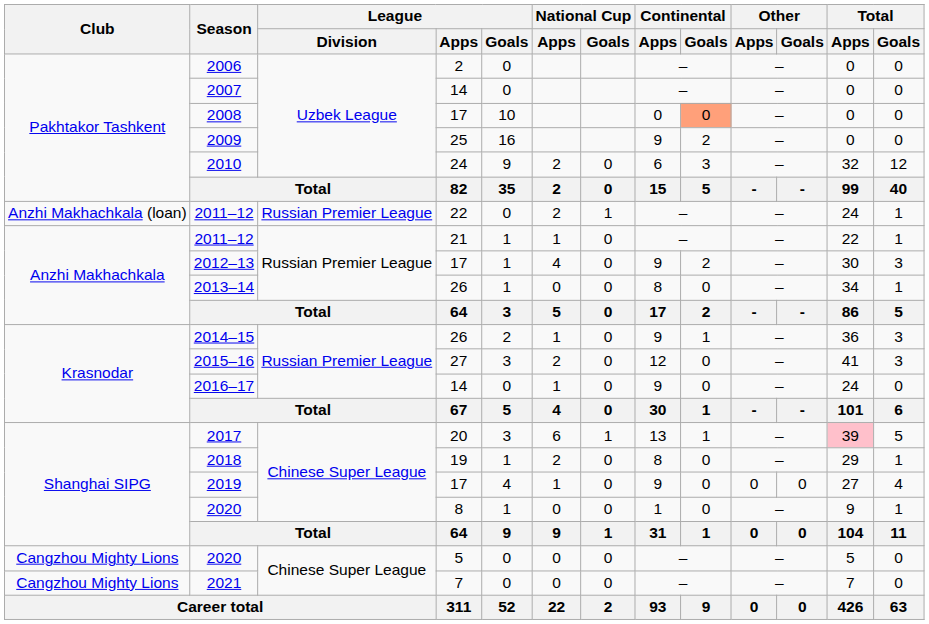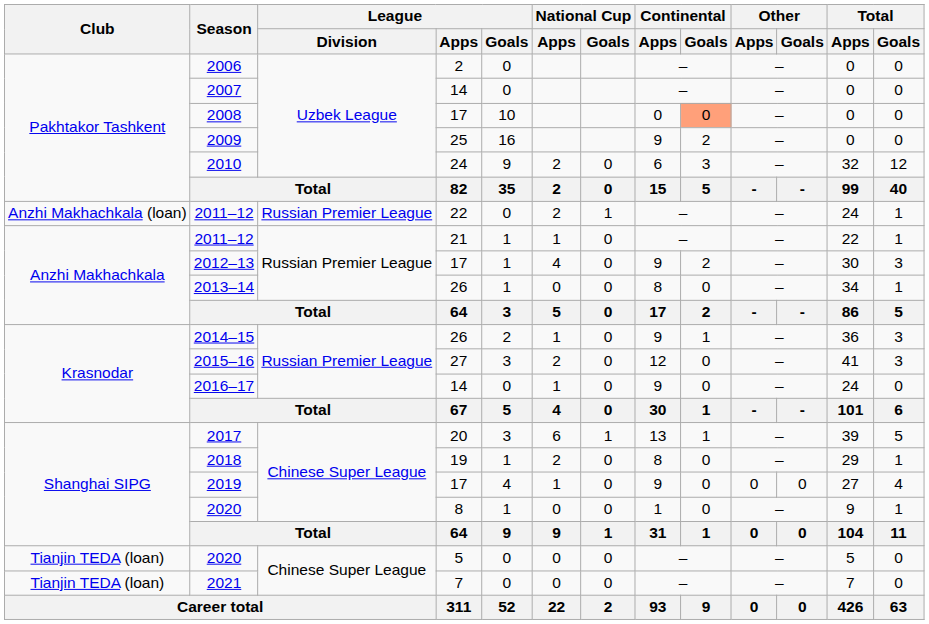(850, 435) pink background -> (850, 435) no background
(97, 558) Cangzhou Mighty Lions -> (97, 558) Tianjin TEDA (loan)
(97, 582) Cangzhou Mighty Lions -> (97, 582) Tianjin TEDA (loan)
